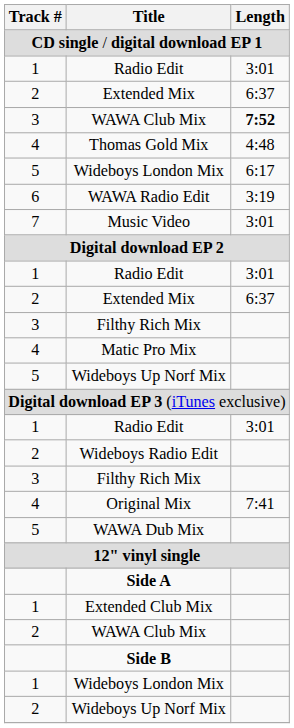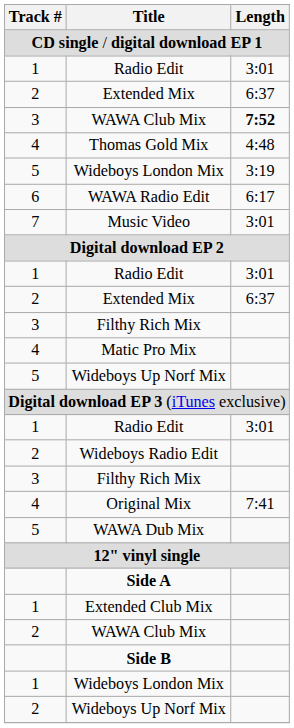(260, 171) 6:17 -> (260, 171) 3:19
(260, 196) 3:19 -> (260, 196) 6:17
